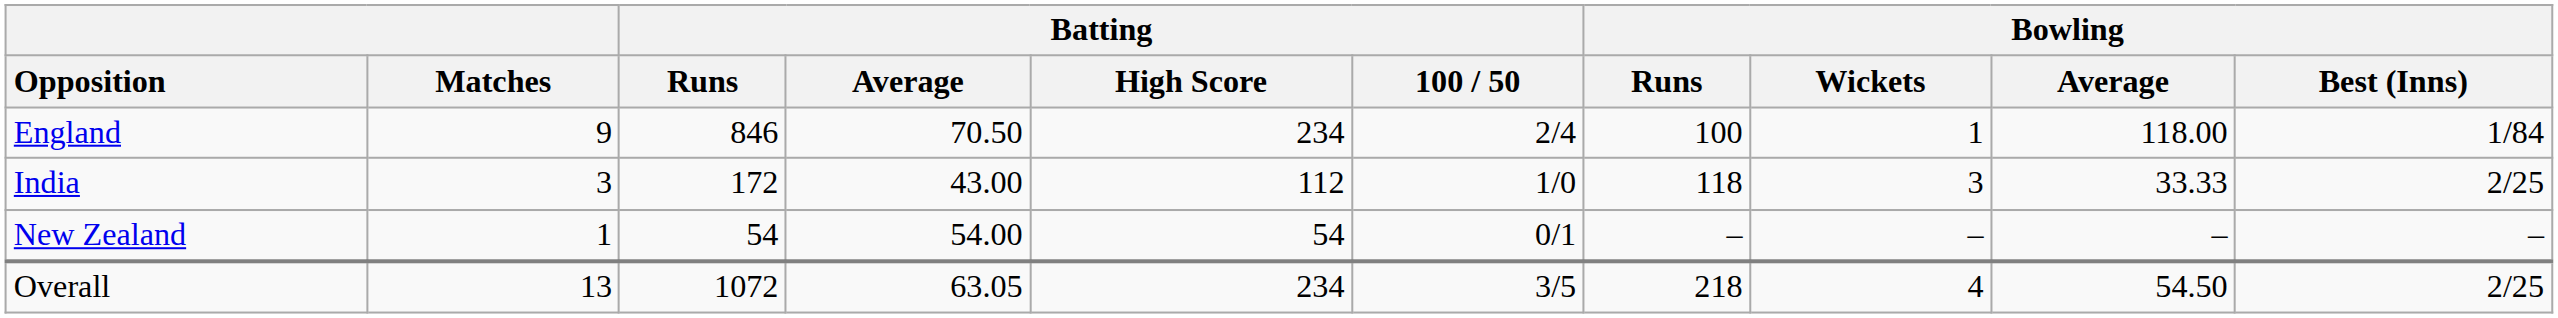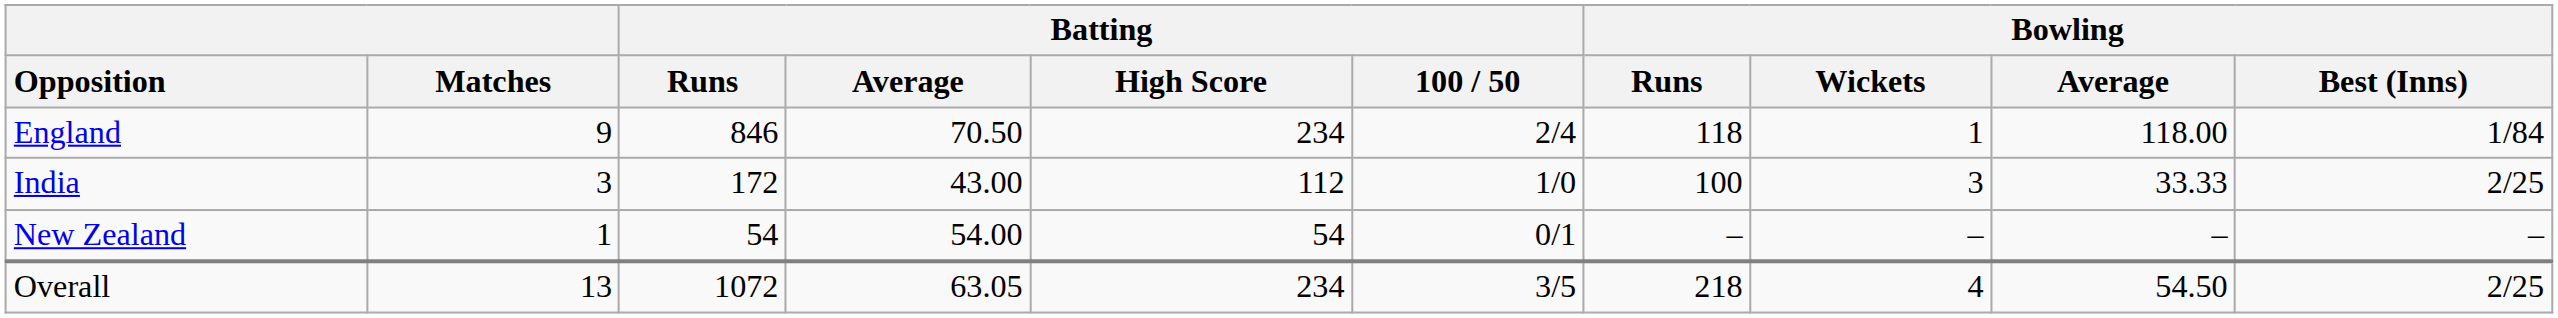(1718, 132) 100 -> (1719, 132) 118
(1719, 183) 118 -> (1718, 183) 100
